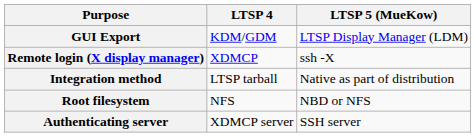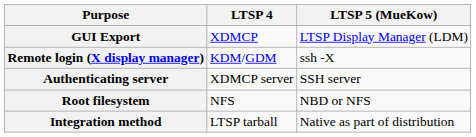(243, 36) KDM/GDM -> (234, 36) XDMCP
(234, 57) XDMCP -> (243, 57) KDM/GDM
rows swapped: (106, 79) <-> (106, 121)
